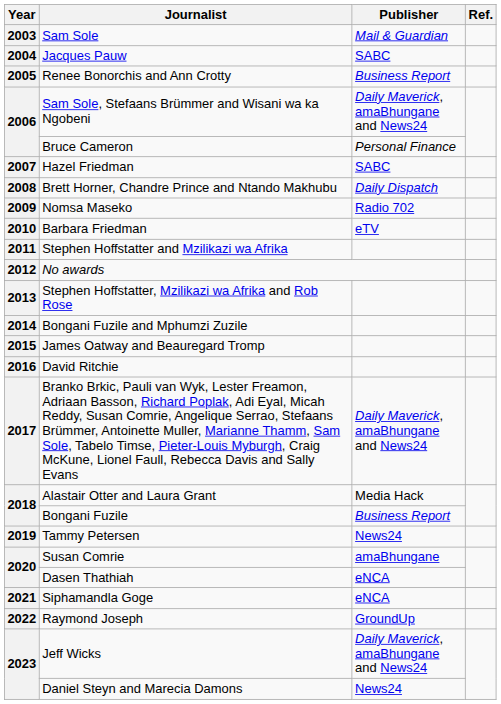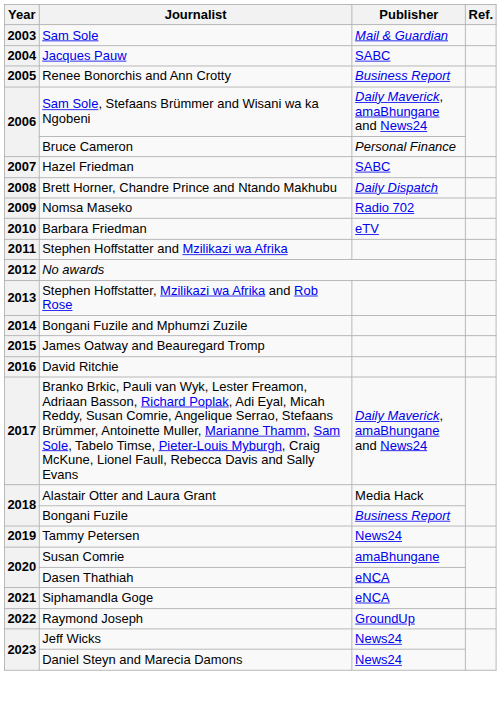(399, 653) Daily Maverick, amaBhungane and News24 -> (379, 639) News24
